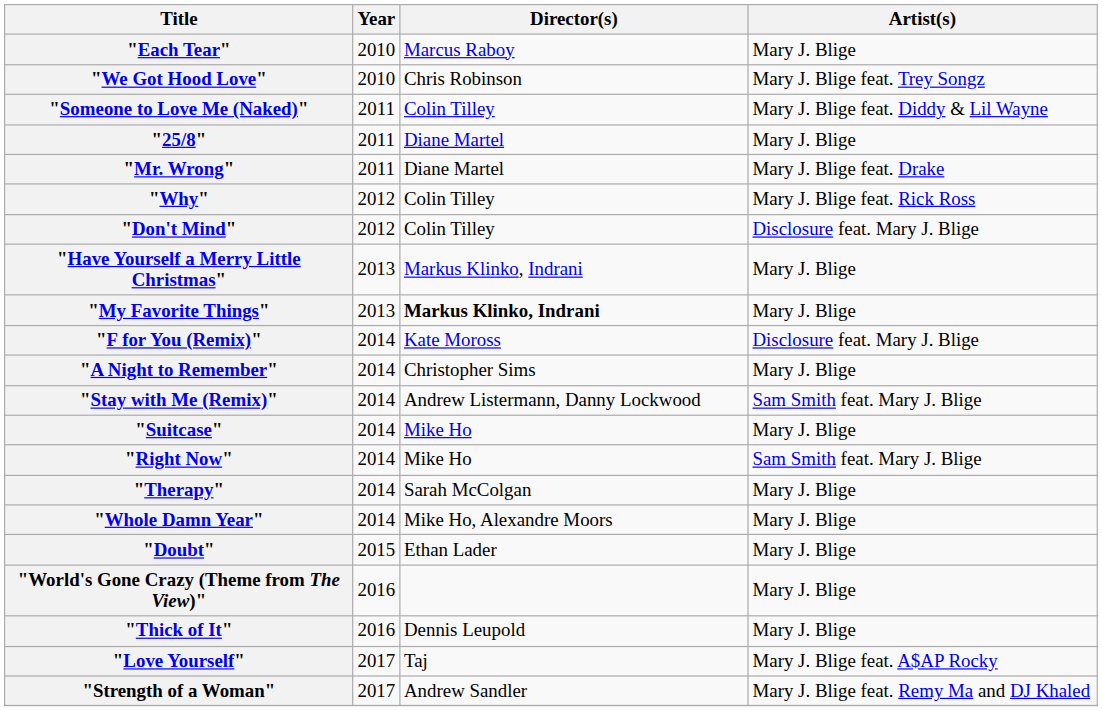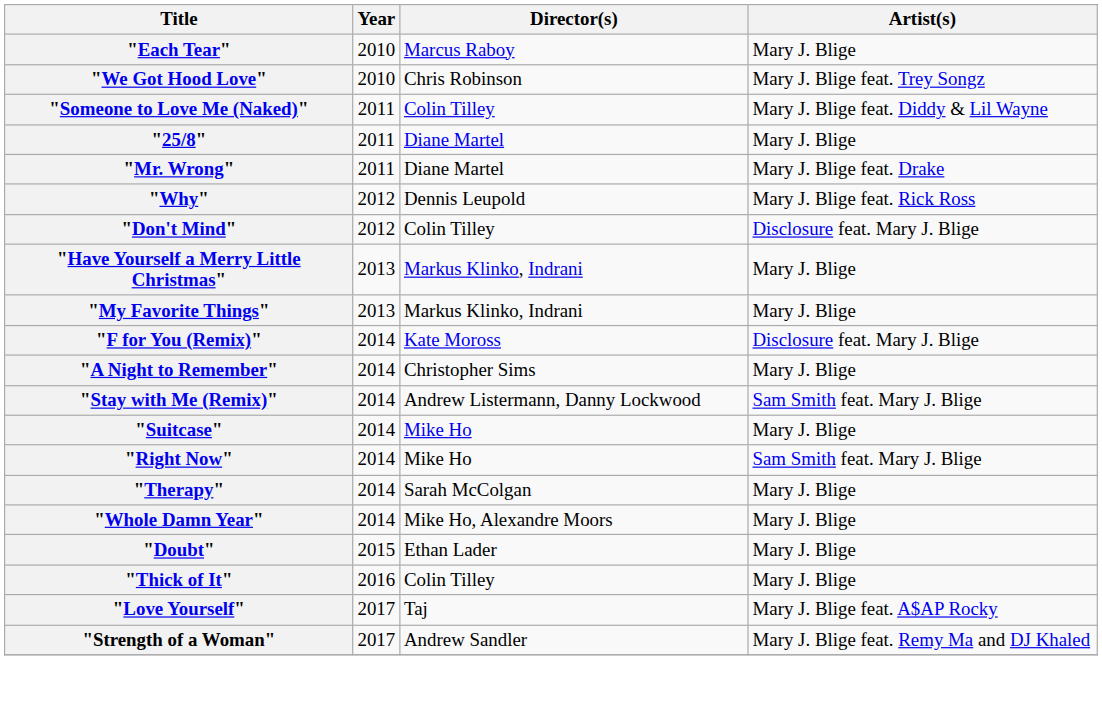(449, 199) Colin Tilley -> (465, 199) Dennis Leupold
(502, 310) bold -> (493, 310) normal
- row: (179, 590)
(465, 630) Dennis Leupold -> (449, 579) Colin Tilley
